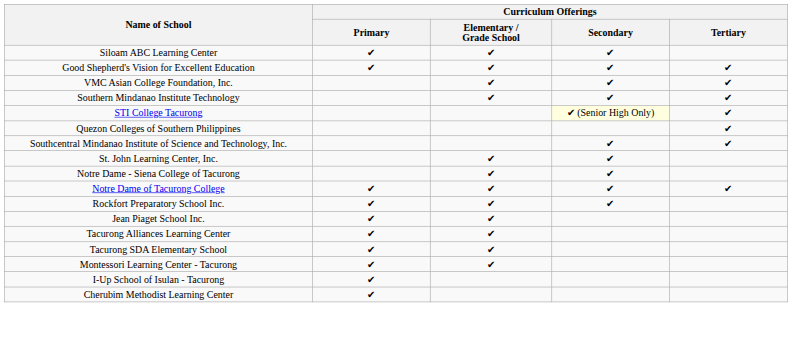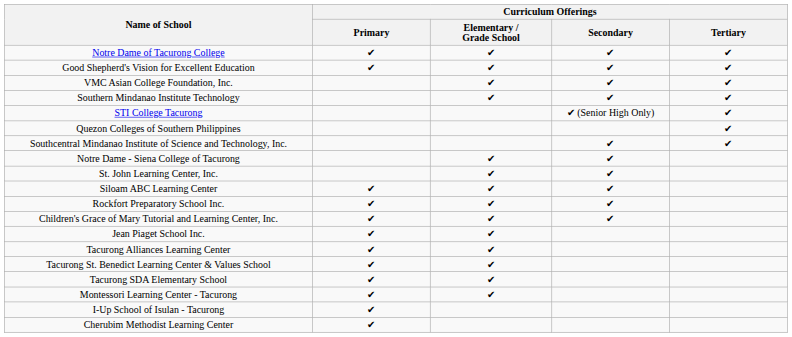rows swapped: (158, 189) <-> (158, 53)
(611, 113) lightyellow background -> (611, 113) no background
rows swapped: (158, 158) <-> (158, 174)
+ row: (158, 219)
+ row: (158, 264)
